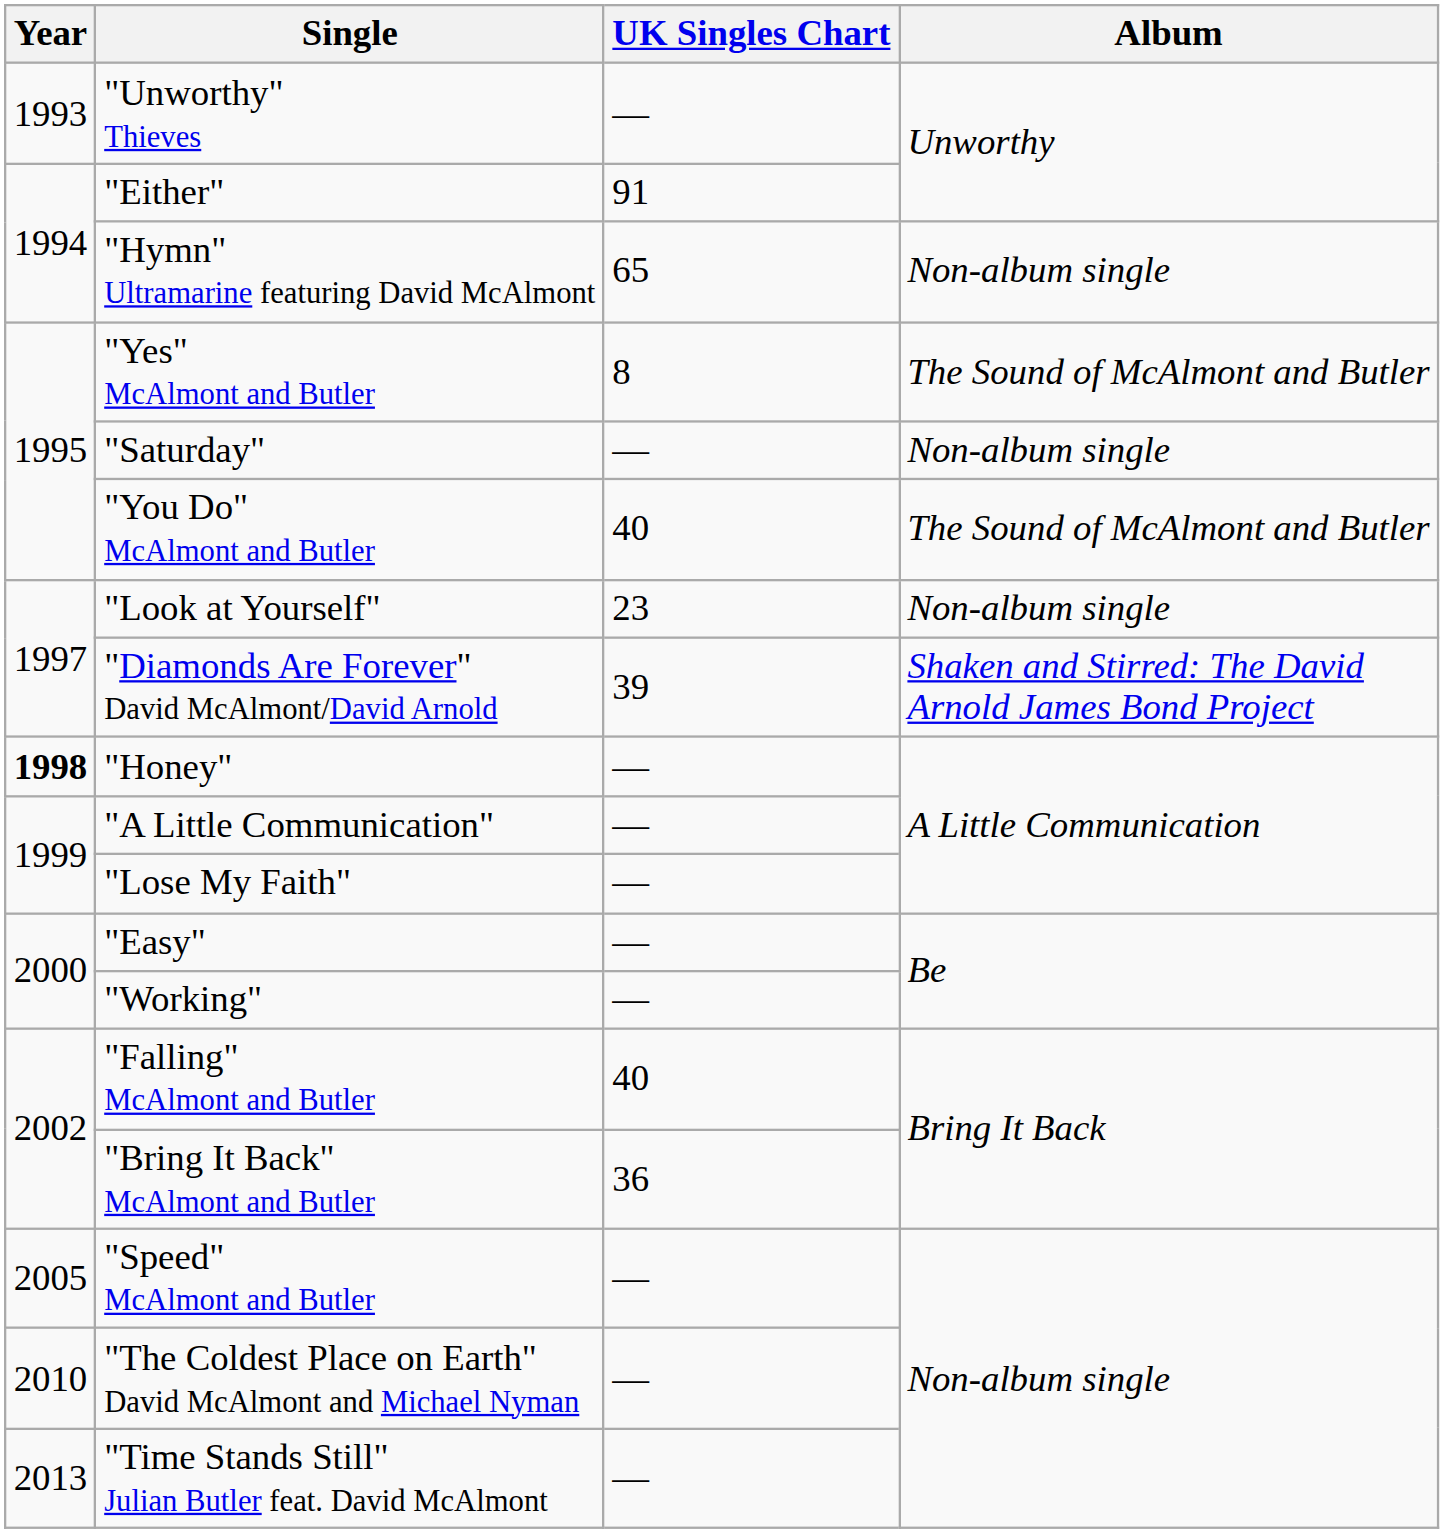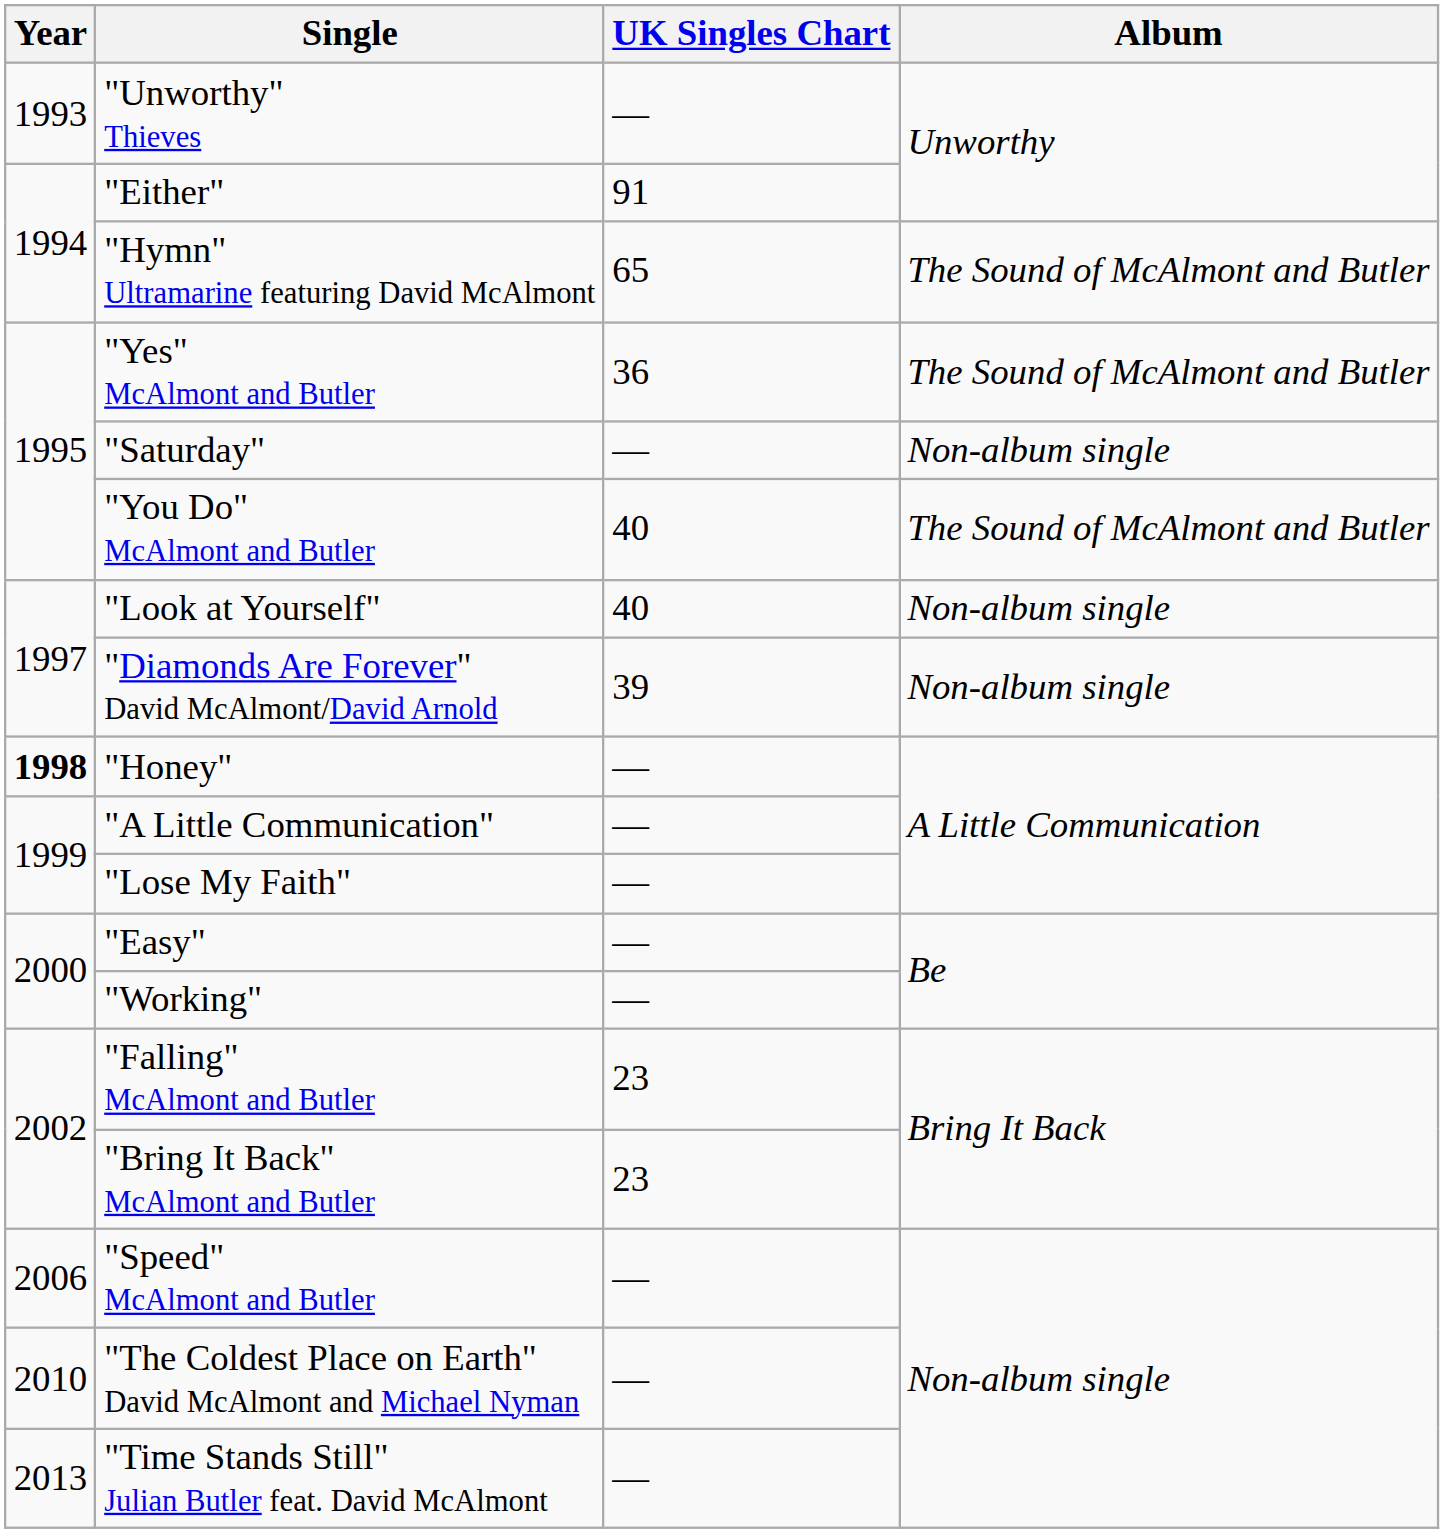(1039, 270) Non-album single -> (1169, 270) The Sound of McAlmont and Butler
(622, 370) 8 -> (631, 370) 36
(631, 607) 23 -> (631, 607) 40
(1136, 686) Shaken and Stirred: The David Arnold James Bond Project -> (1039, 686) Non-album single
(631, 1078) 40 -> (631, 1078) 23
(631, 1178) 36 -> (631, 1178) 23
(50, 1277) 2005 -> (50, 1277) 2006
